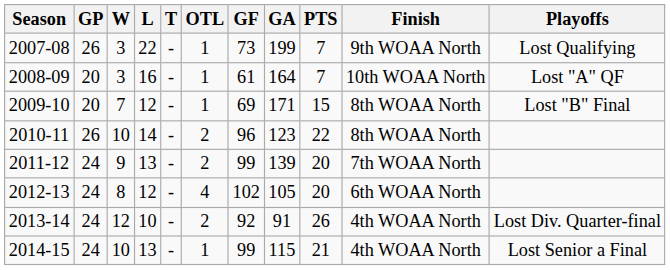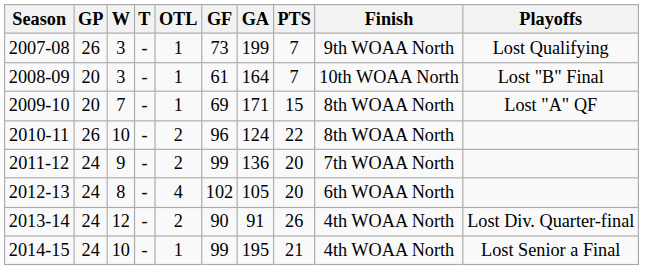- column: (147, 18)
(577, 76) Lost "A" QF -> (551, 76) Lost "B" Final
(577, 105) Lost "B" Final -> (551, 105) Lost "A" QF
(282, 134) 123 -> (255, 134) 124
(282, 163) 139 -> (255, 163) 136
(246, 221) 92 -> (220, 221) 90
(282, 250) 115 -> (255, 250) 195
